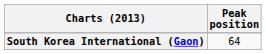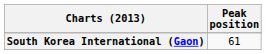(234, 41) 64 -> (234, 41) 61
